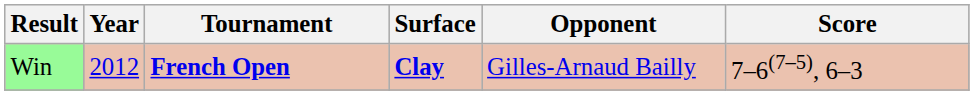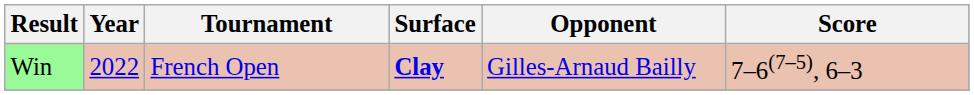(114, 66) 2012 -> (114, 66) 2022
(220, 66) bold -> (215, 66) normal
